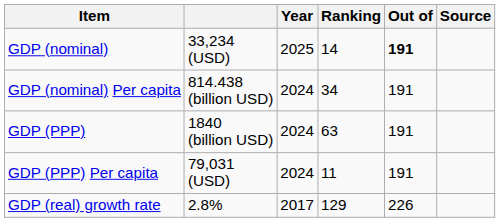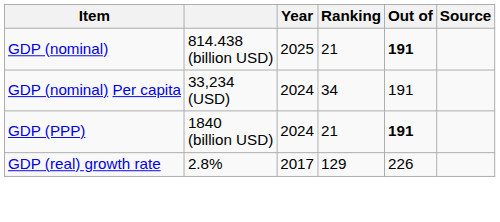(211, 49) 33,234 (USD) -> (231, 49) 814.438 (billion USD)
(329, 49) 14 -> (329, 49) 21
(231, 90) 814.438 (billion USD) -> (211, 90) 33,234 (USD)
(329, 131) 63 -> (329, 131) 21
(401, 131) normal -> (401, 131) bold
- row: (83, 172)
